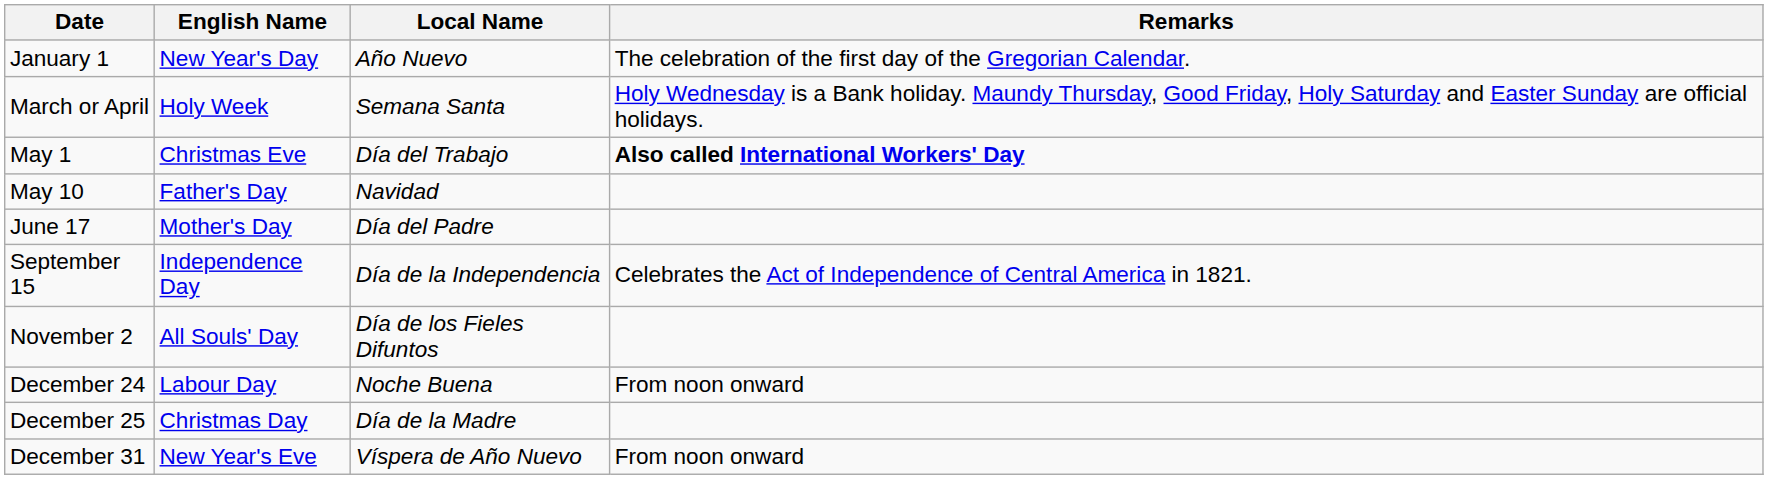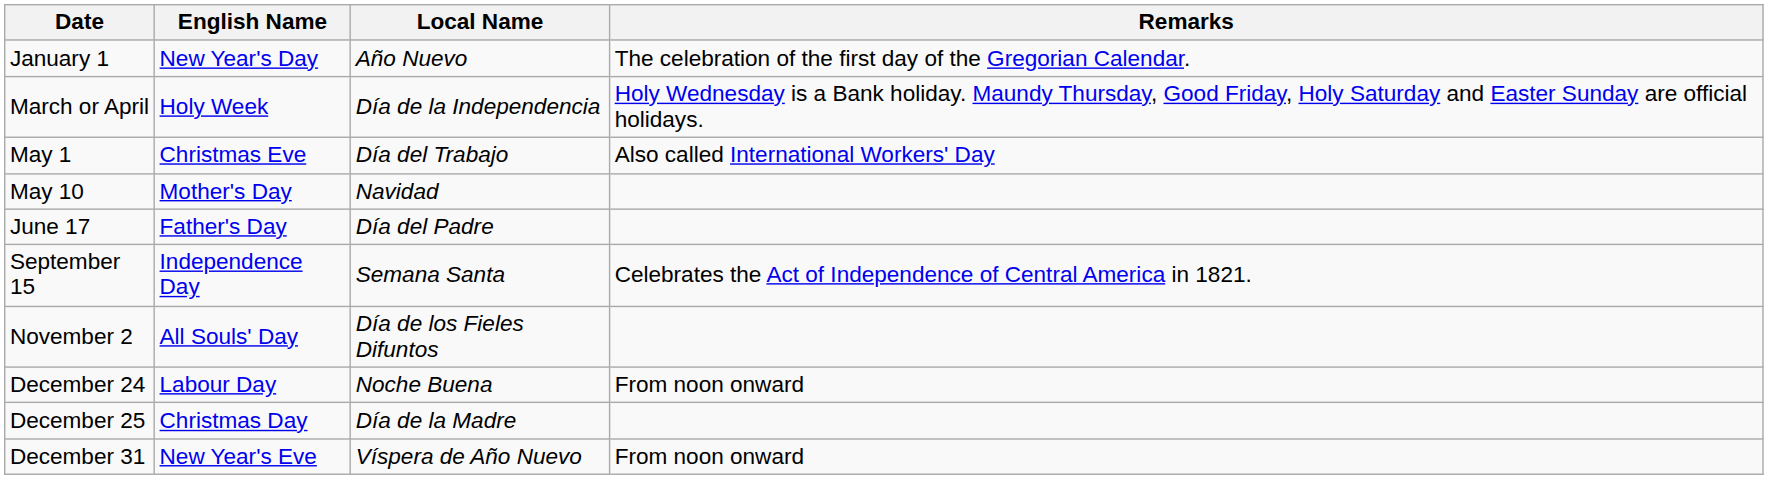(430, 106) Semana Santa -> (478, 106) Día de la Independencia
(820, 155) bold -> (805, 155) normal
(223, 190) Father's Day -> (226, 190) Mother's Day
(226, 226) Mother's Day -> (223, 226) Father's Day
(478, 275) Día de la Independencia -> (430, 275) Semana Santa
